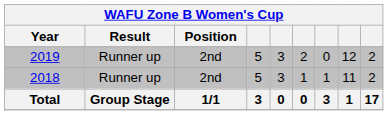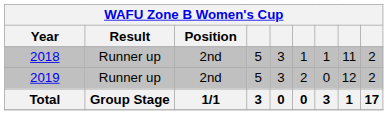rows swapped: (45, 78) <-> (45, 57)
